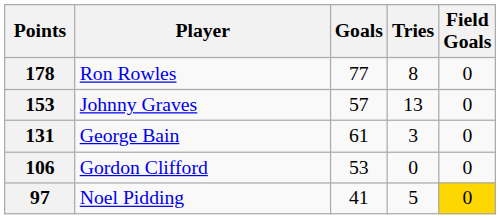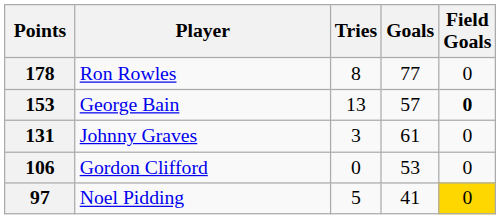columns swapped: (413, 31) <-> (359, 31)
(138, 104) Johnny Graves -> (130, 104) George Bain
(467, 104) normal -> (467, 104) bold
(130, 135) George Bain -> (138, 135) Johnny Graves
